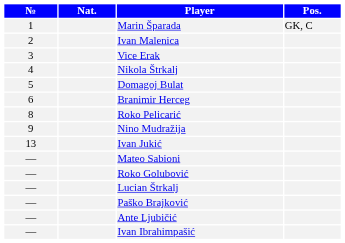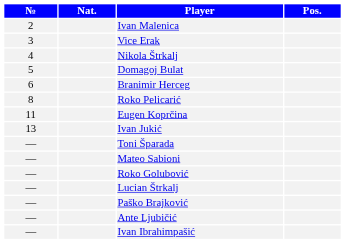- row: (149, 25)
- row: (152, 129)
+ row: (152, 114)
+ row: (146, 143)
